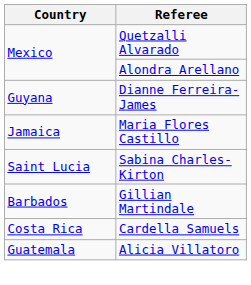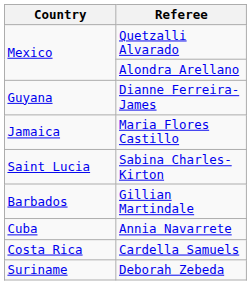+ row: (175, 229)
- row: (179, 249)
+ row: (172, 270)
